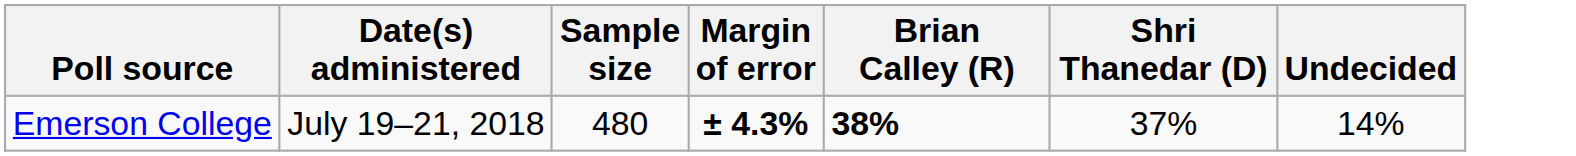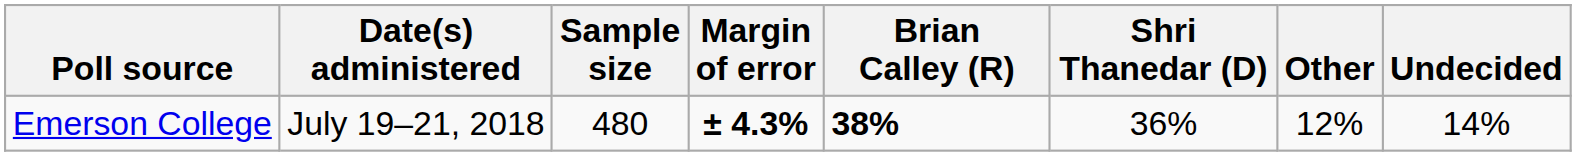+ column: (1330, 69)
(1163, 122) 37% -> (1163, 122) 36%
